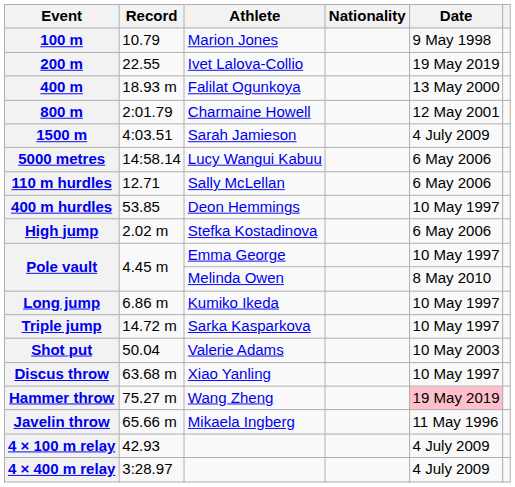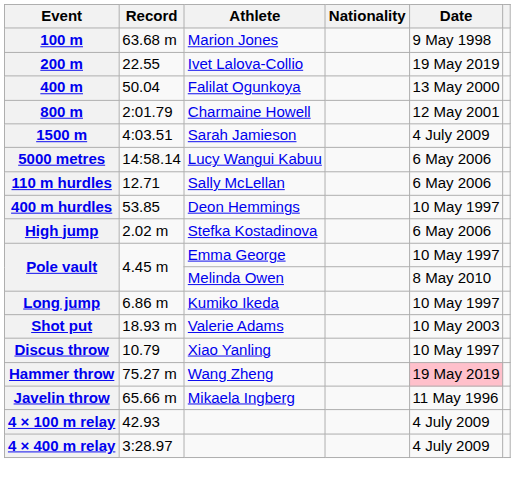(141, 40) 10.79 -> (149, 40) 63.68 m
(149, 87) 18.93 m -> (141, 87) 50.04
- row: (62, 326)
(141, 350) 50.04 -> (149, 326) 18.93 m
(149, 374) 63.68 m -> (141, 350) 10.79
